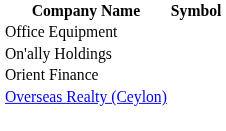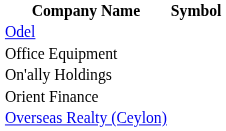+ row: (20, 32)
